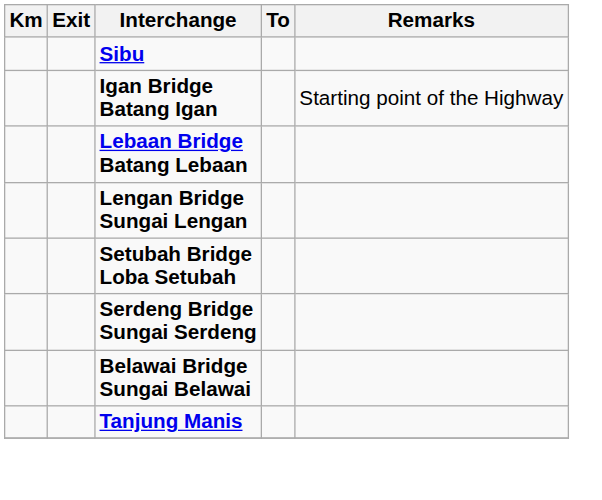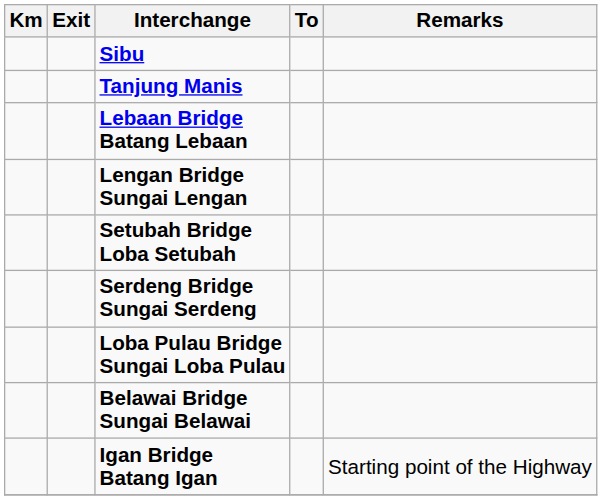rows swapped: (159, 97) <-> (171, 422)
+ row: (192, 354)
